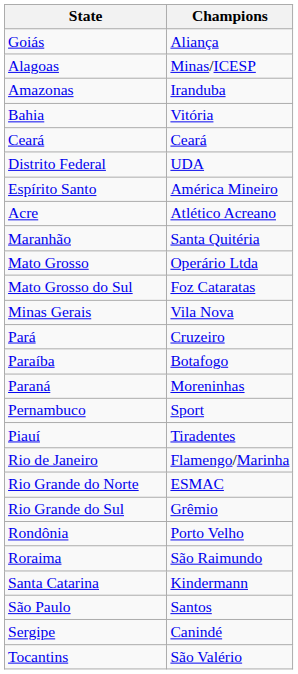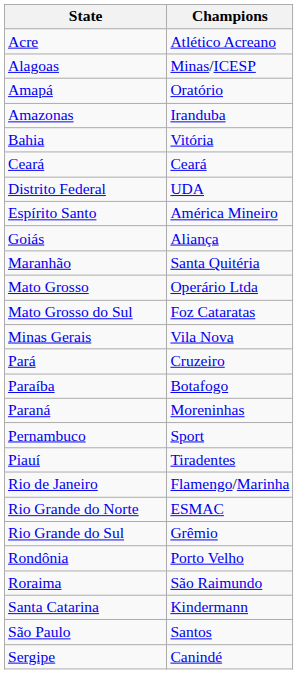rows swapped: (23, 213) <-> (26, 41)
+ row: (30, 90)
- row: (38, 656)
